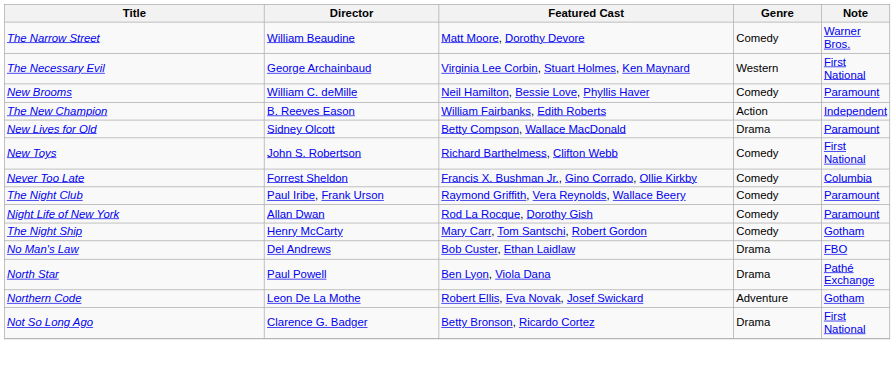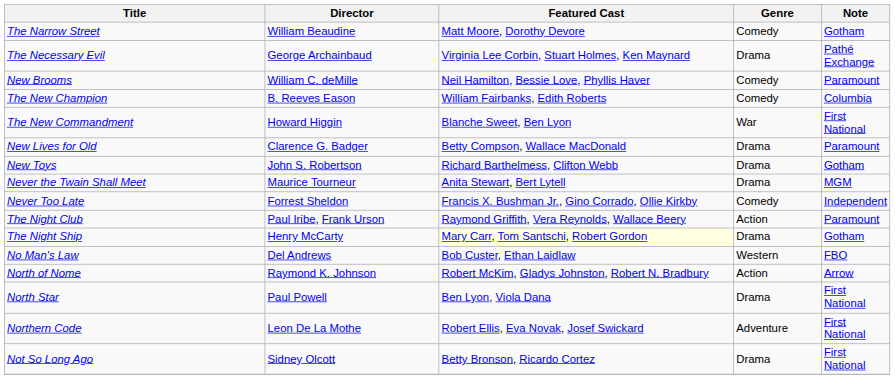(842, 37) Warner Bros. -> (844, 31) Gotham
(757, 68) Western -> (753, 55) Drama
(845, 68) First National -> (849, 55) Pathé Exchange
(752, 111) Action -> (757, 98) Comedy
(855, 111) Independent -> (848, 98) Columbia
+ row: (70, 122)
(301, 129) Sidney Olcott -> (318, 147) Clarence G. Badger
(757, 153) Comedy -> (753, 165) Drama
(845, 153) First National -> (844, 165) Gotham
+ row: (76, 183)
(848, 177) Columbia -> (855, 201) Independent
(757, 195) Comedy -> (752, 219) Action
- row: (63, 213)
(544, 232) no background -> (544, 237) lightyellow background
(757, 232) Comedy -> (753, 237) Drama
(753, 250) Drama -> (757, 255) Western
+ row: (44, 273)
(849, 274) Pathé Exchange -> (845, 297) First National
(844, 298) Gotham -> (845, 328) First National
(317, 323) Clarence G. Badger -> (301, 359) Sidney Olcott
